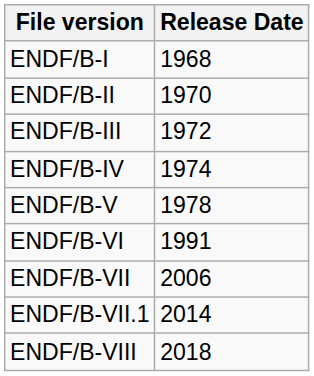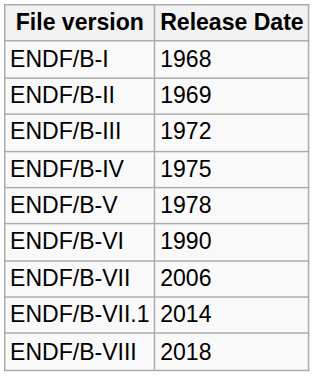(186, 95) 1970 -> (186, 95) 1969
(186, 168) 1974 -> (186, 168) 1975
(186, 242) 1991 -> (186, 242) 1990
